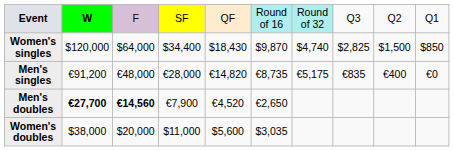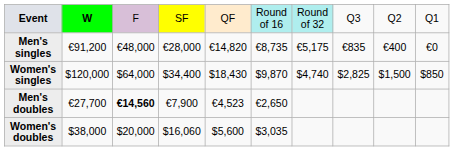rows swapped: (33, 75) <-> (33, 47)
(87, 104) bold -> (87, 104) normal
(228, 104) €4,520 -> (228, 104) €4,523
(182, 132) $11,000 -> (182, 132) $16,060
